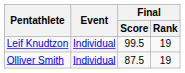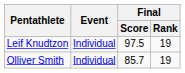(134, 45) 99.5 -> (134, 45) 97.5
(134, 60) 87.5 -> (134, 60) 85.7
